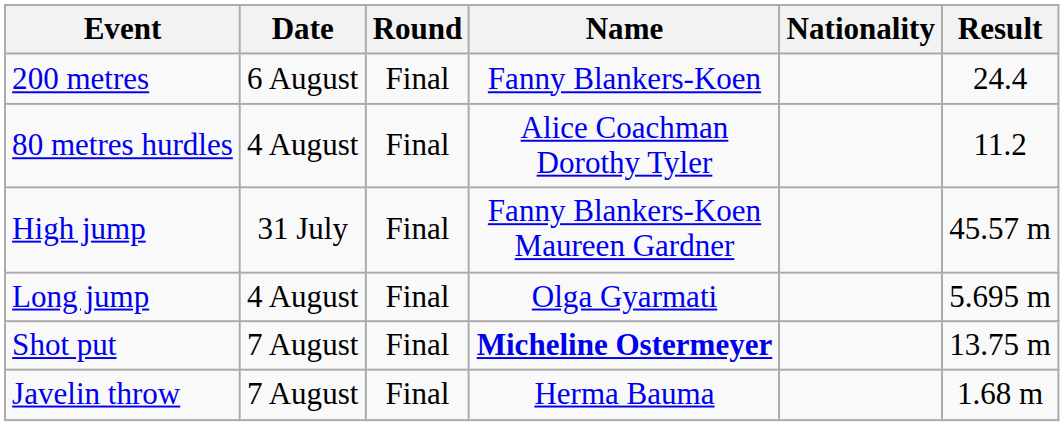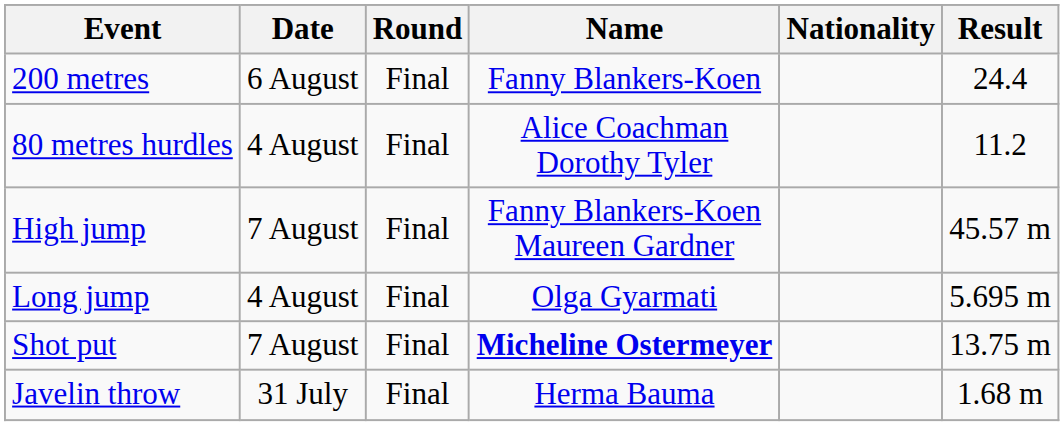(303, 229) 31 July -> (303, 229) 7 August
(303, 394) 7 August -> (303, 394) 31 July
